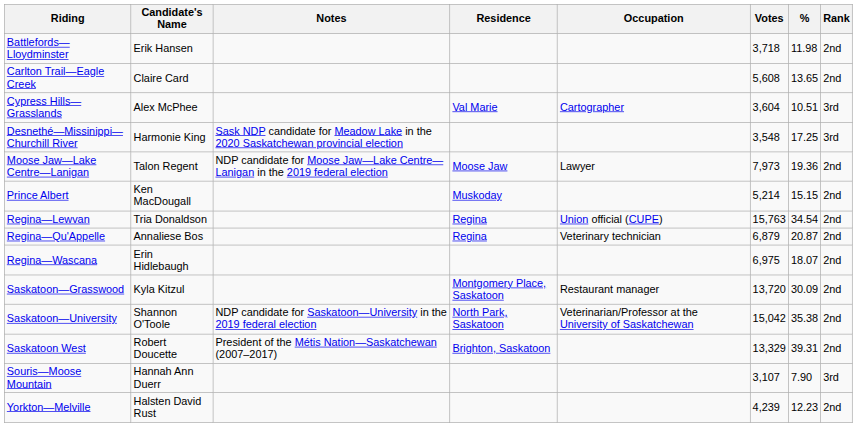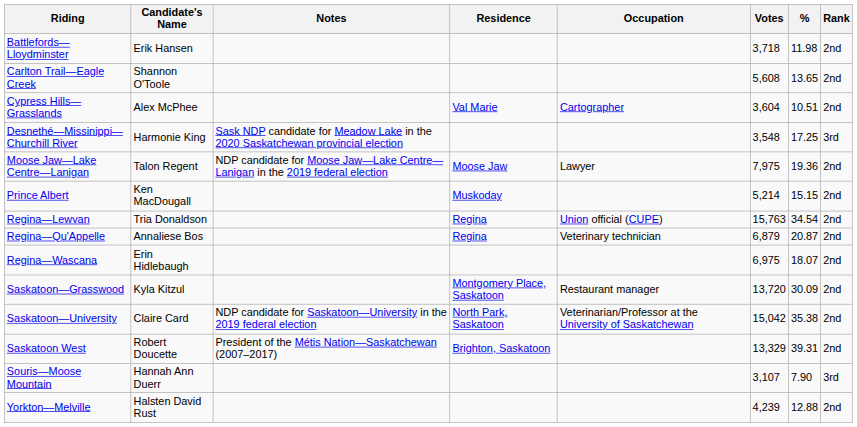(161, 78) Claire Card -> (155, 78) Shannon O'Toole
(831, 107) 3rd -> (832, 107) 2nd
(766, 166) 7,973 -> (766, 166) 7,975
(155, 319) Shannon O'Toole -> (161, 319) Claire Card
(805, 407) 12.23 -> (805, 407) 12.88
